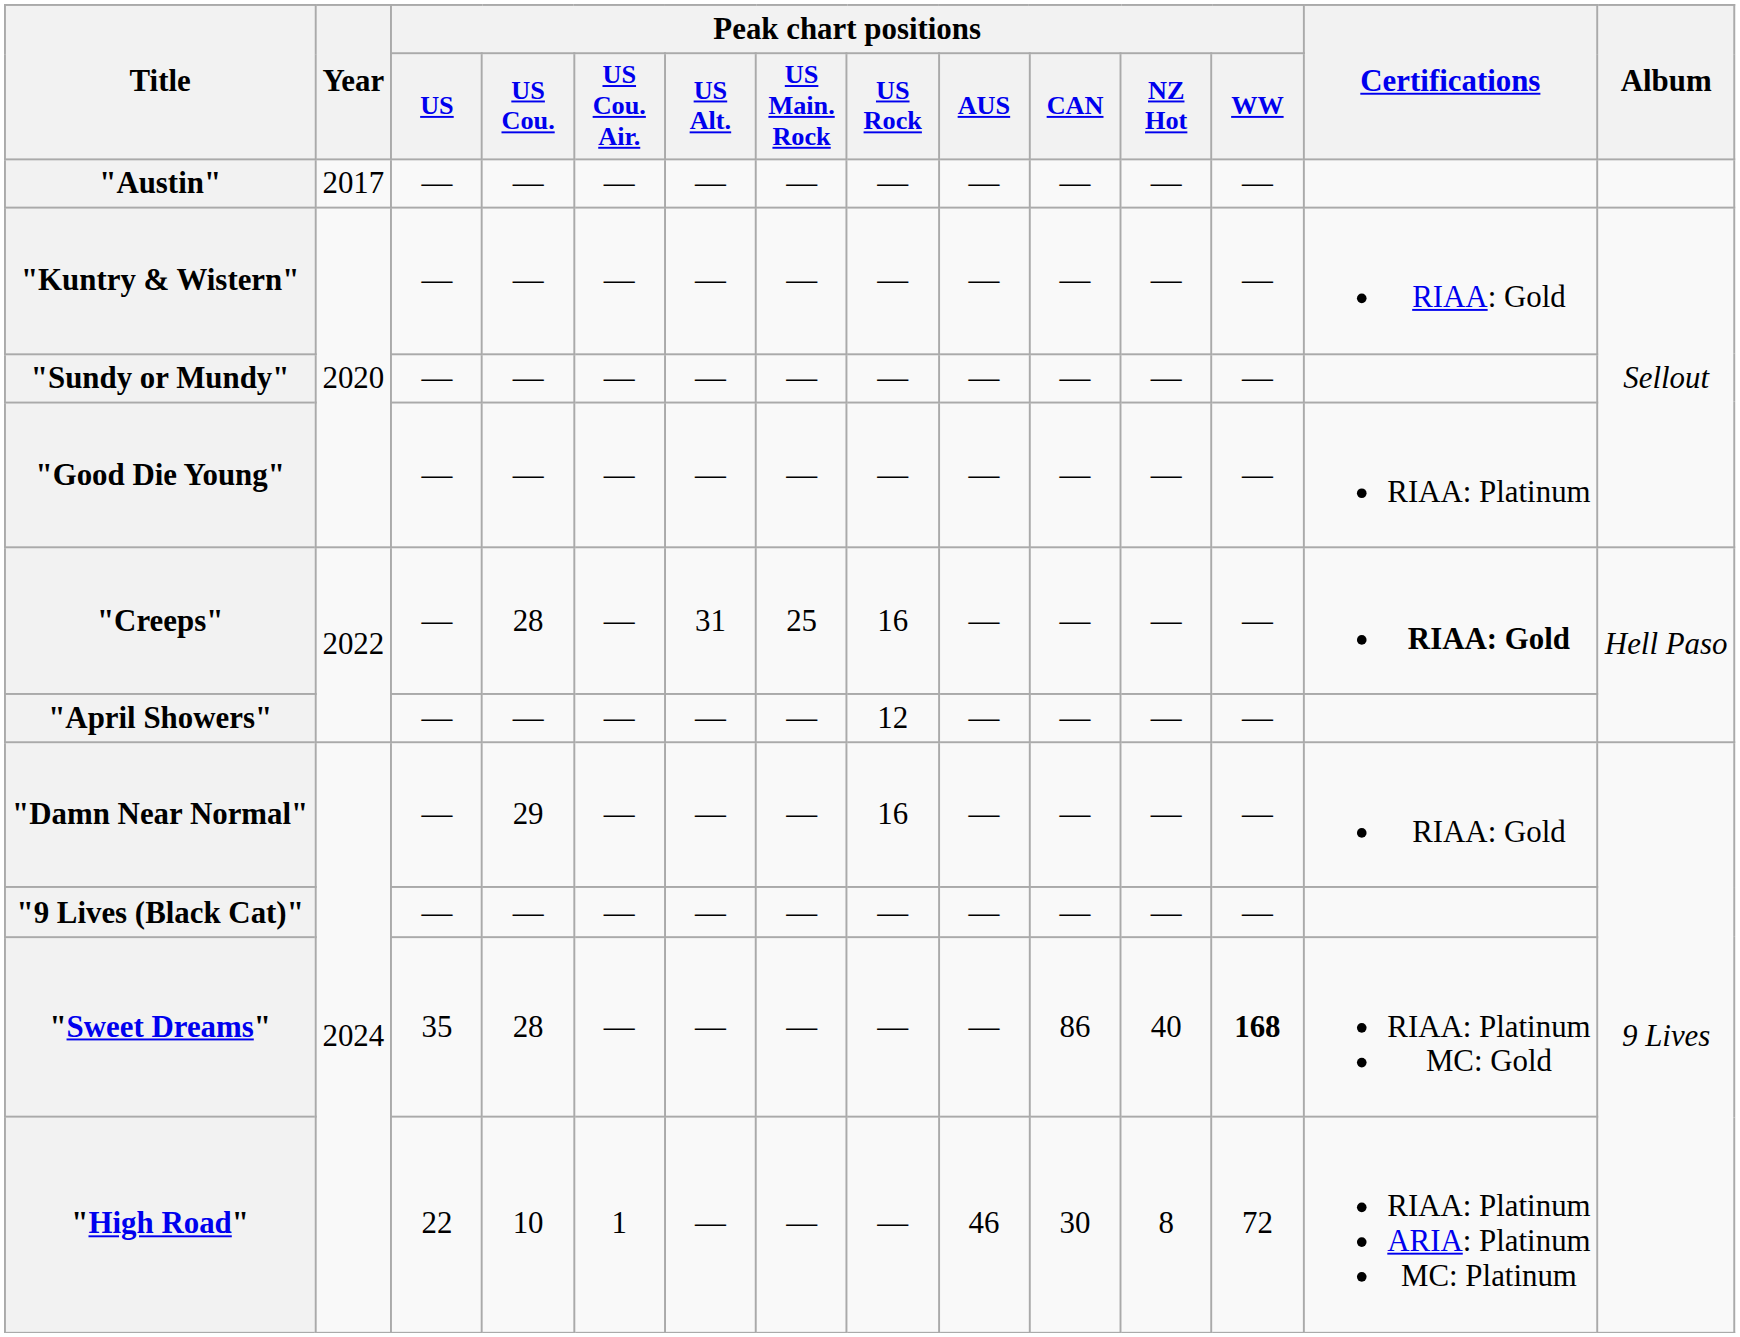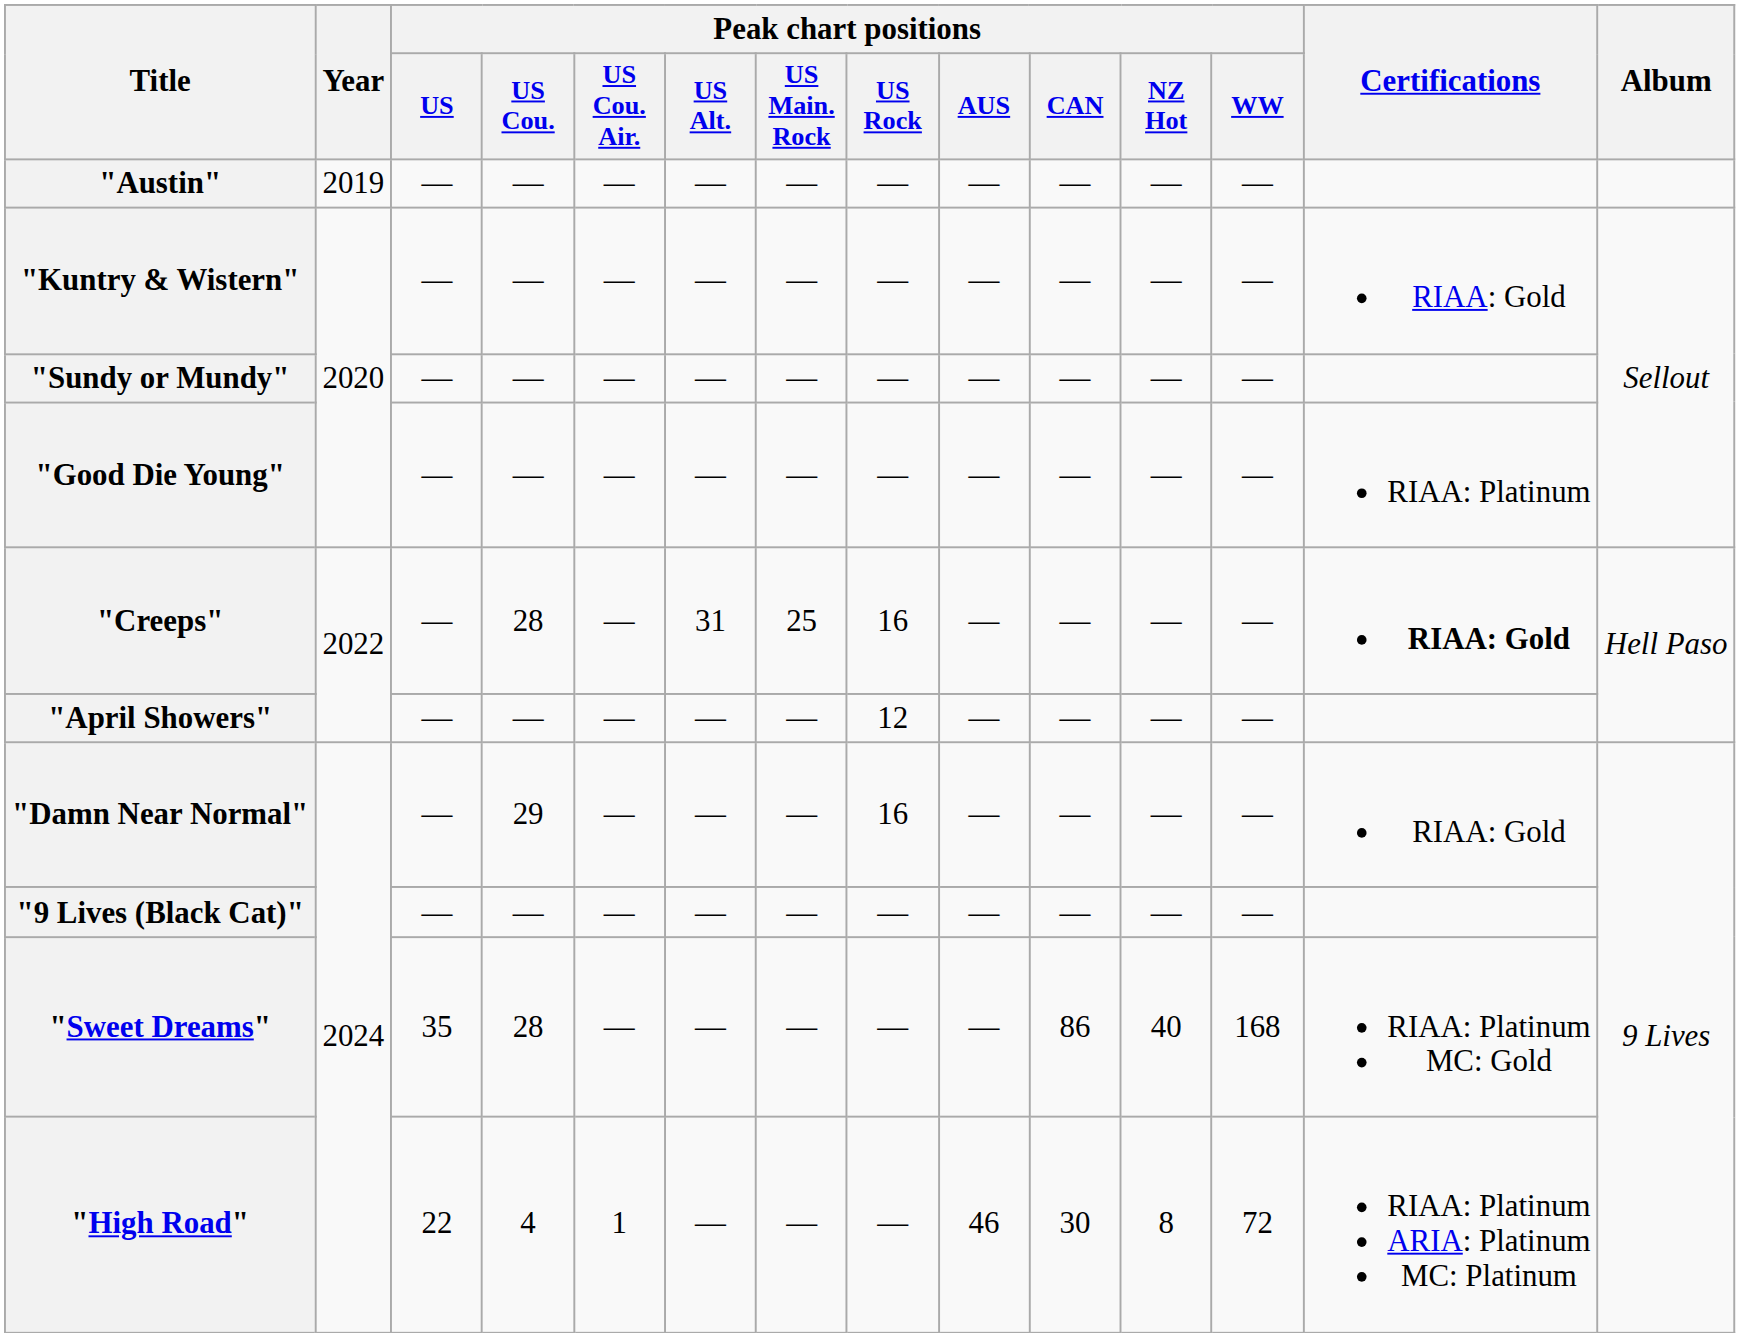(353, 183) 2017 -> (353, 183) 2019
(1257, 1026) bold -> (1257, 1026) normal
(528, 1224) 10 -> (528, 1224) 4
